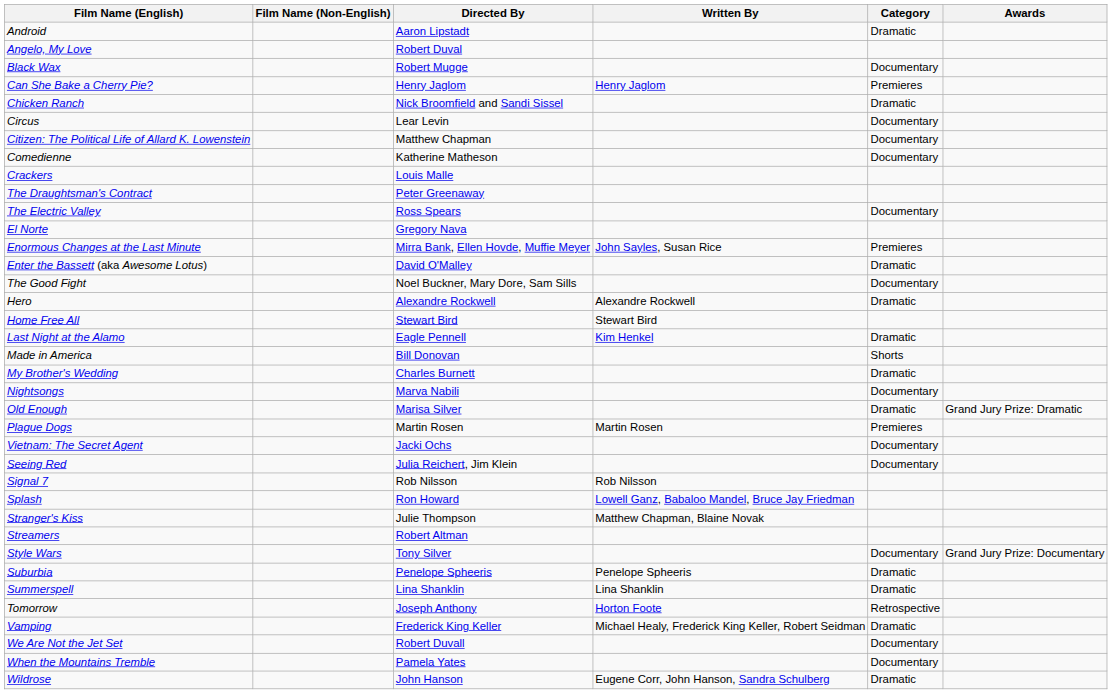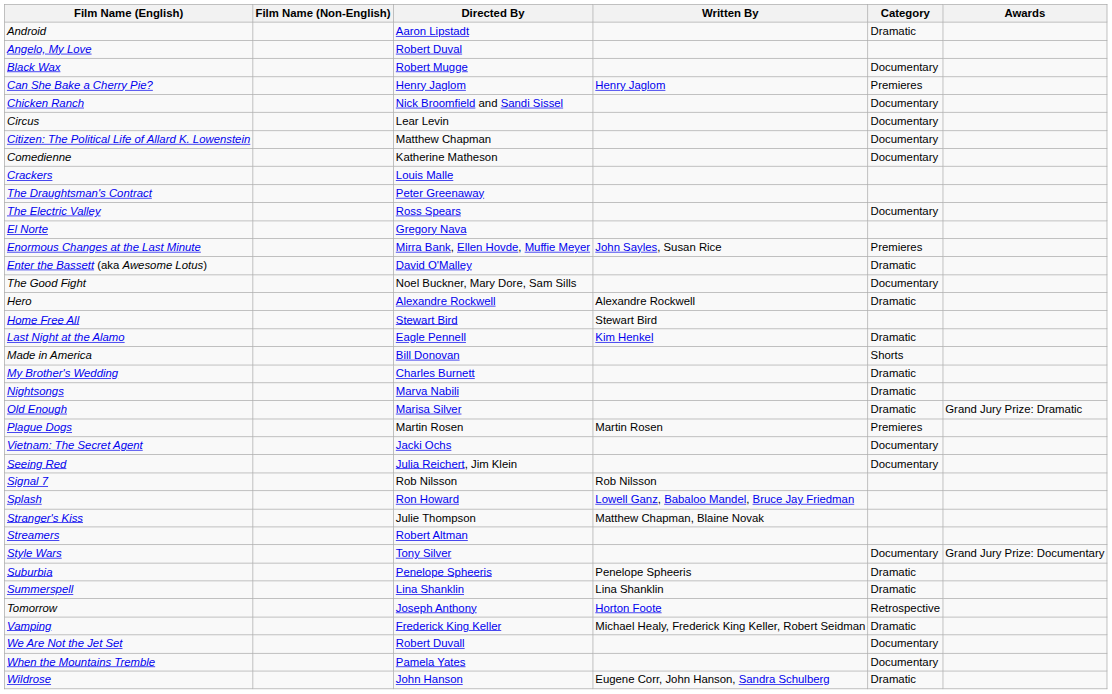(893, 103) Dramatic -> (904, 103) Documentary
(904, 391) Documentary -> (893, 391) Dramatic
